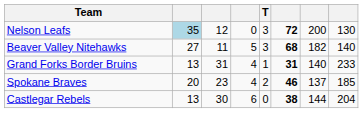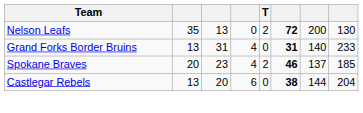(193, 30) lightblue background -> (193, 30) no background
(222, 30) 12 -> (222, 30) 13
(266, 30) 3 -> (266, 30) 2
- row: (67, 47)
(266, 64) 1 -> (266, 47) 0
(222, 99) 30 -> (222, 82) 20
